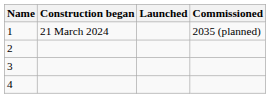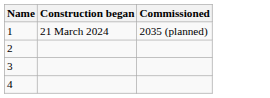- column: (163, 13)
